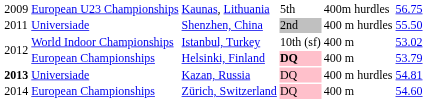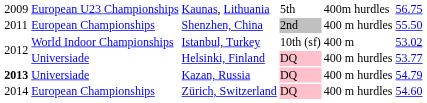(60, 25) Universiade -> (93, 25) European Championships
(93, 58) European Championships -> (60, 58) Universiade
(289, 58) bold -> (289, 58) normal
(339, 58) 400 m -> (358, 58) 400 m hurdles
(409, 58) 53.79 -> (409, 58) 53.77
(409, 75) 54.81 -> (409, 75) 54.79
(339, 91) 400 m -> (358, 91) 400 m hurdles
